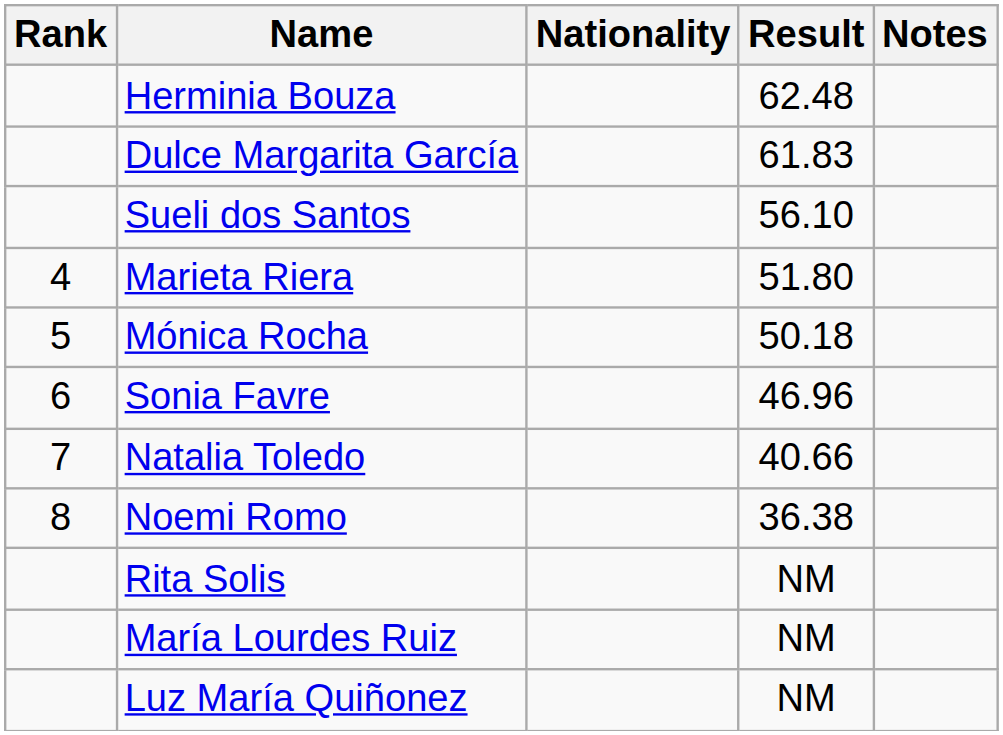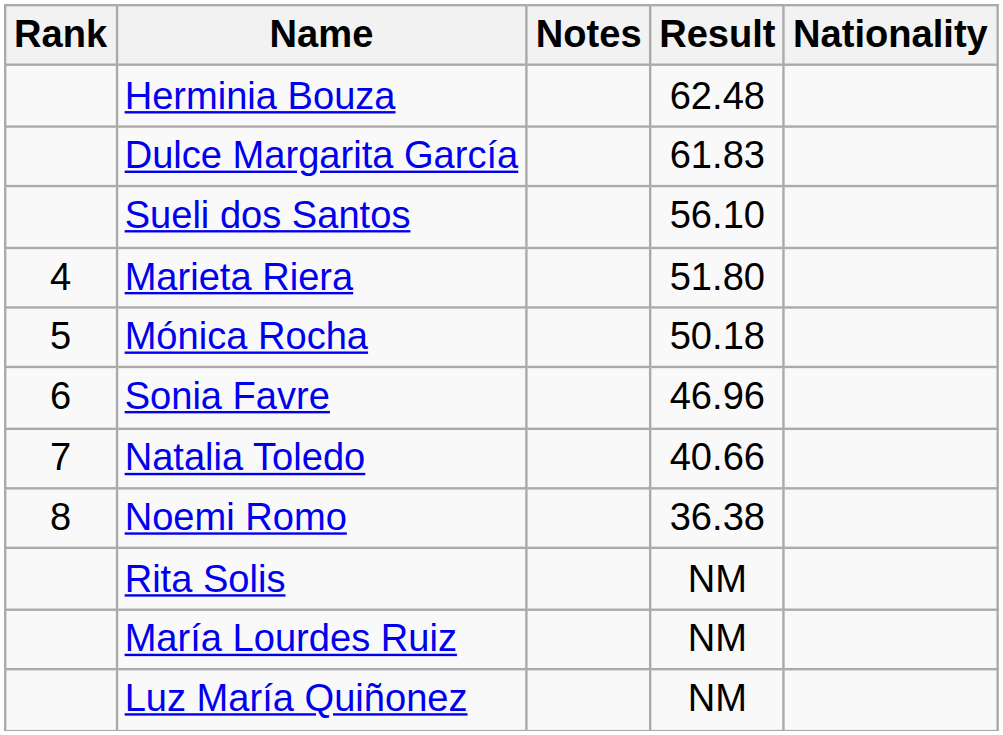columns swapped: (633, 34) <-> (935, 34)
